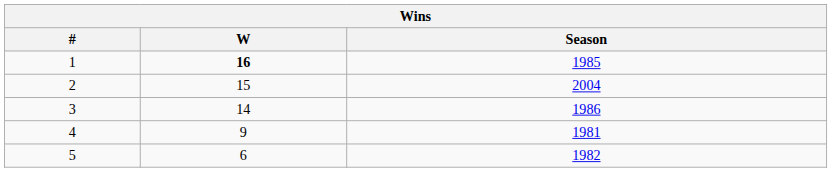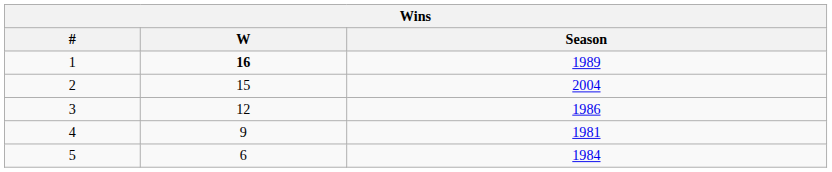(586, 62) 1985 -> (586, 62) 1989
(243, 109) 14 -> (243, 109) 12
(586, 156) 1982 -> (586, 156) 1984
